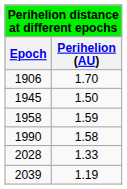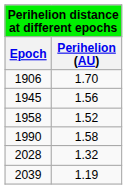(87, 98) 1.50 -> (87, 98) 1.56
(87, 117) 1.59 -> (87, 117) 1.52
(87, 155) 1.33 -> (87, 155) 1.32
